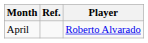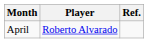columns swapped: (103, 12) <-> (51, 12)
